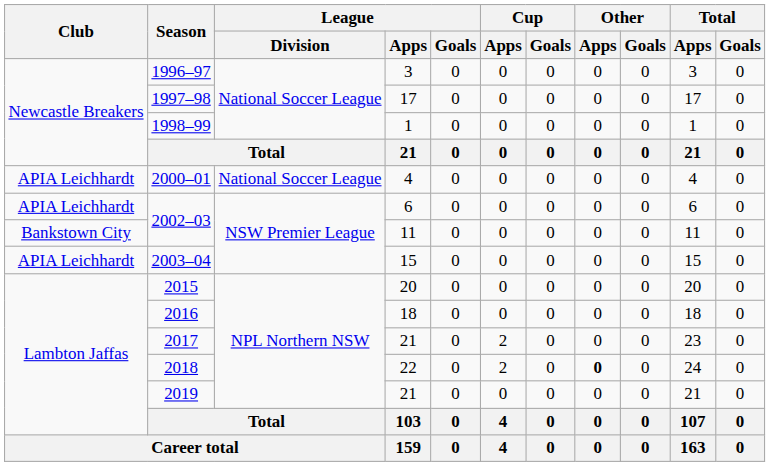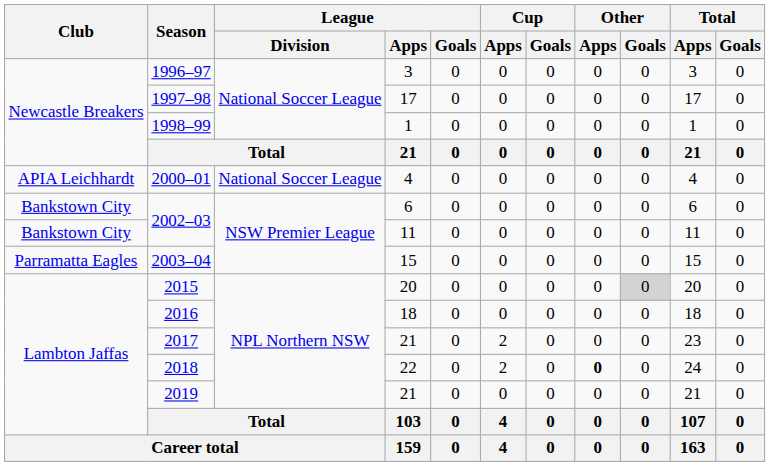(76, 206) APIA Leichhardt -> (76, 206) Bankstown City
(76, 260) APIA Leichhardt -> (76, 260) Parramatta Eagles
(645, 286) no background -> (645, 286) lightgrey background
